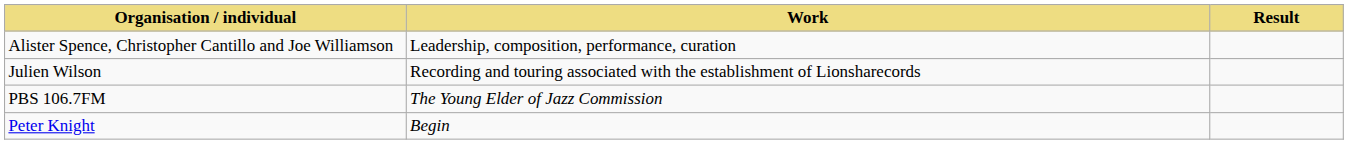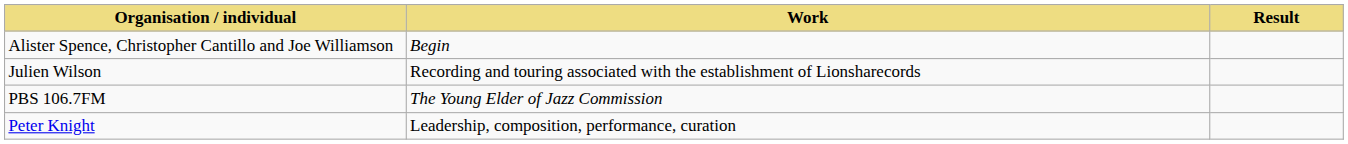(573, 44) Leadership, composition, performance, curation -> (430, 44) Begin
(430, 125) Begin -> (573, 125) Leadership, composition, performance, curation
